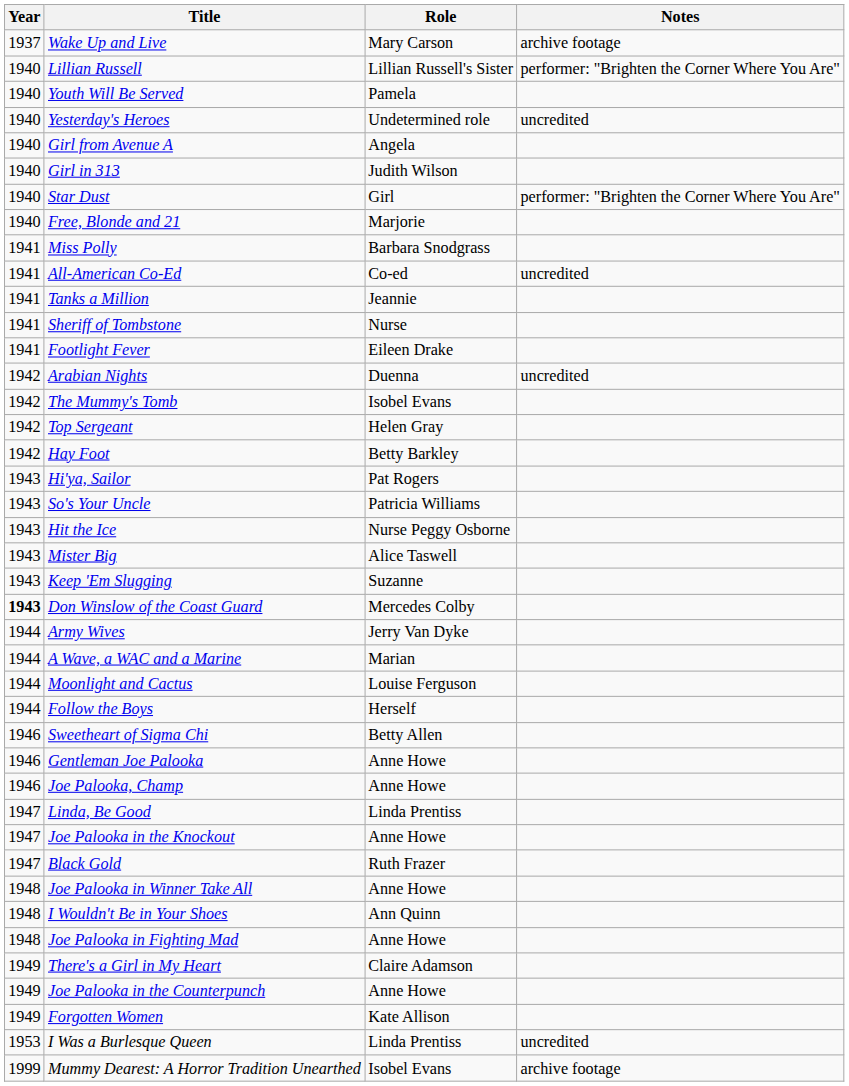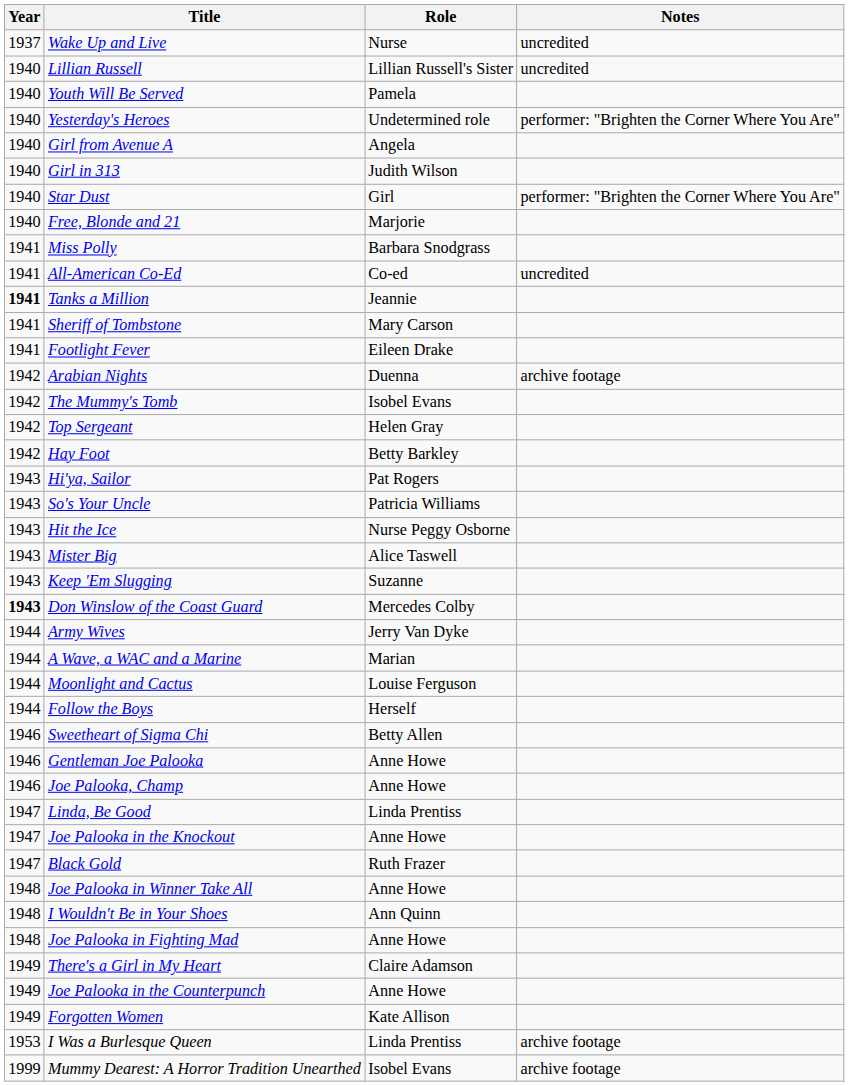(411, 42) Mary Carson -> (388, 42) Nurse
(571, 42) archive footage -> (555, 42) uncredited
(680, 68) performer: "Brighten the Corner Where You Are" -> (555, 68) uncredited
(555, 119) uncredited -> (680, 119) performer: "Brighten the Corner Where You Are"
(24, 299) normal -> (24, 299) bold
(388, 324) Nurse -> (411, 324) Mary Carson
(555, 376) uncredited -> (571, 376) archive footage
(555, 1042) uncredited -> (571, 1042) archive footage
